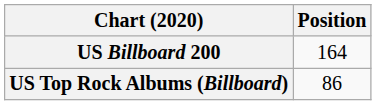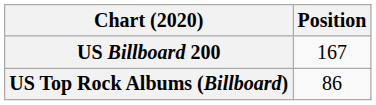(332, 52) 164 -> (332, 52) 167
